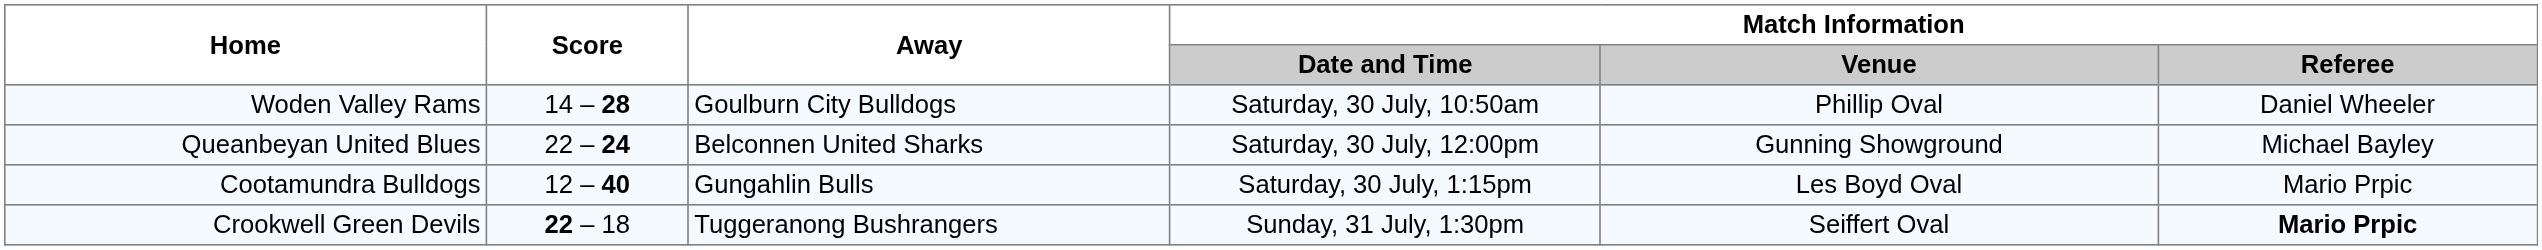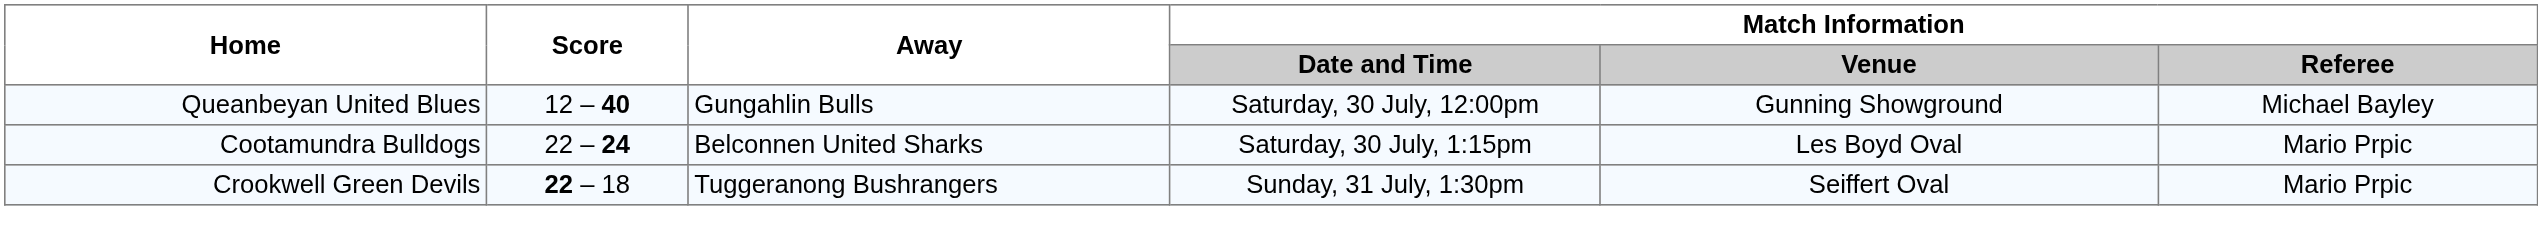- row: (366, 104)
(587, 144) 22 – 24 -> (587, 104) 12 – 40
(839, 144) Belconnen United Sharks -> (784, 104) Gungahlin Bulls
(587, 184) 12 – 40 -> (587, 144) 22 – 24
(784, 184) Gungahlin Bulls -> (839, 144) Belconnen United Sharks
(2348, 224) bold -> (2348, 184) normal
